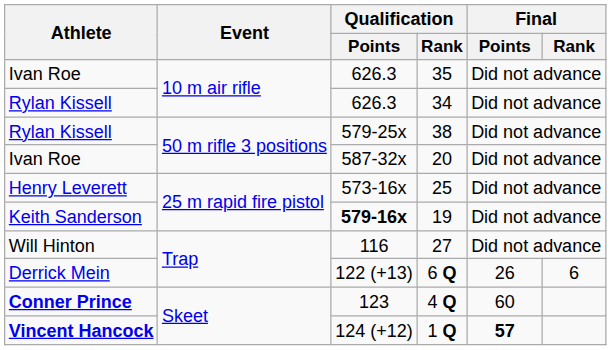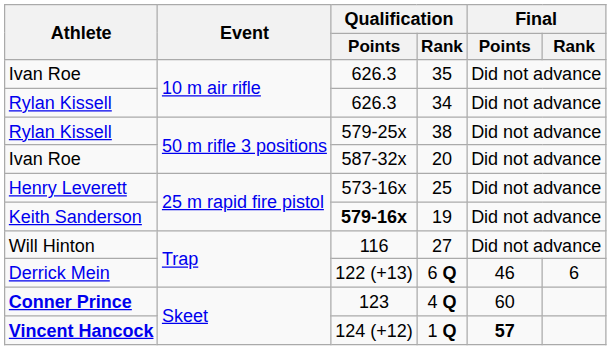(505, 274) 26 -> (505, 274) 46
